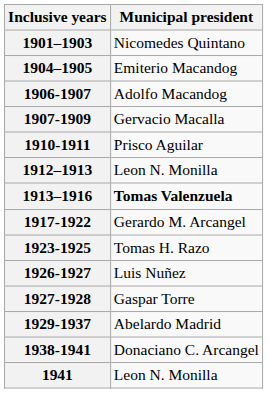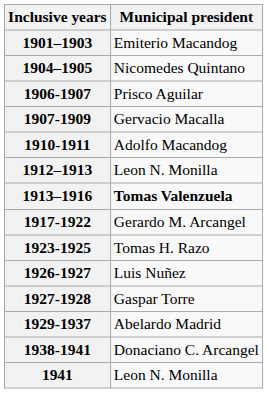(179, 43) Nicomedes Quintano -> (176, 43) Emiterio Macandog
(176, 68) Emiterio Macandog -> (179, 68) Nicomedes Quintano
(170, 94) Adolfo Macandog -> (158, 94) Prisco Aguilar
(158, 145) Prisco Aguilar -> (170, 145) Adolfo Macandog
